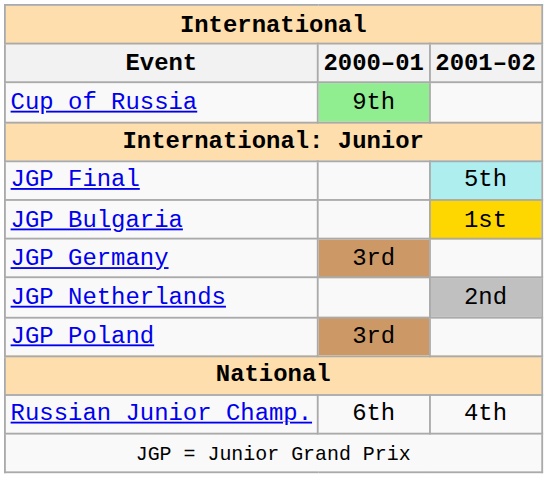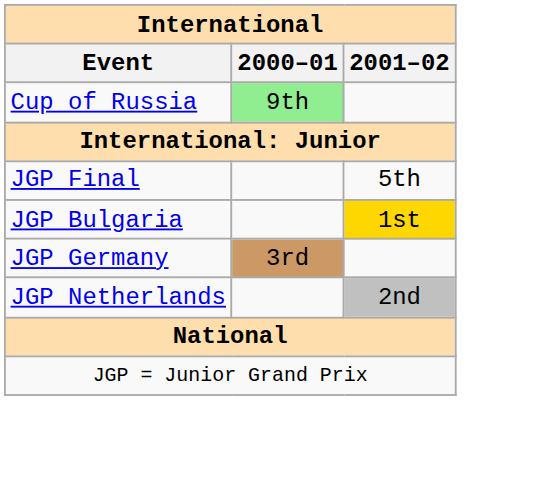(486, 180) paleturquoise background -> (399, 180) no background
- row: (82, 336)
- row: (161, 414)
